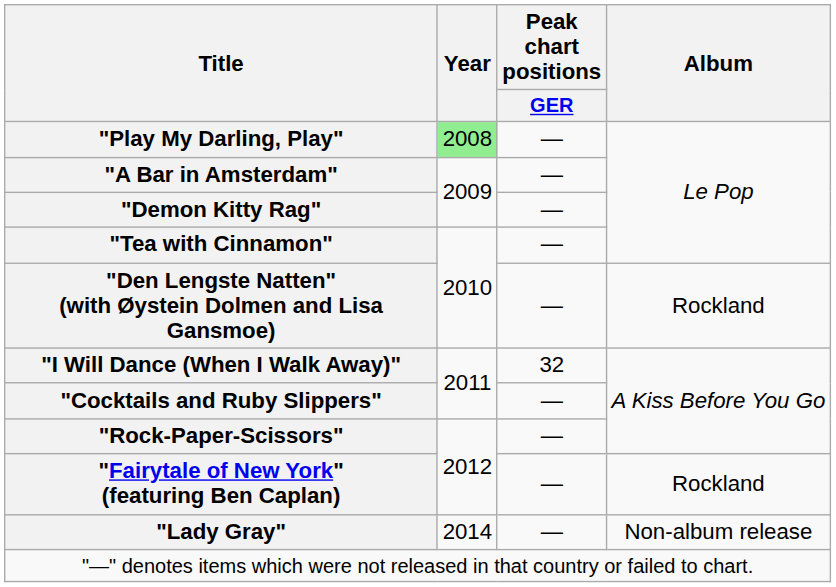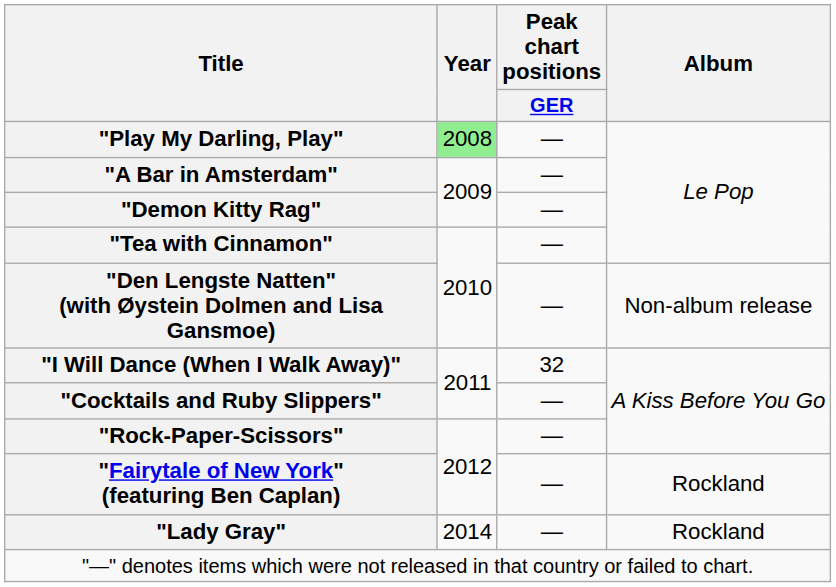(718, 305) Rockland -> (718, 305) Non-album release
(718, 531) Non-album release -> (718, 531) Rockland
